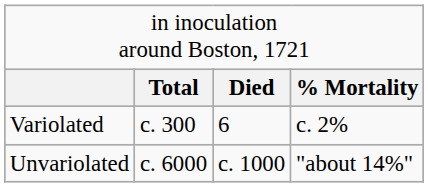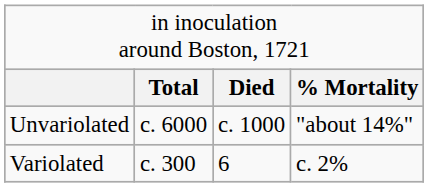rows swapped: (57, 125) <-> (69, 163)
